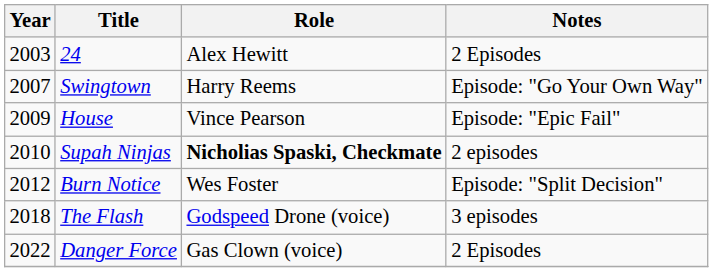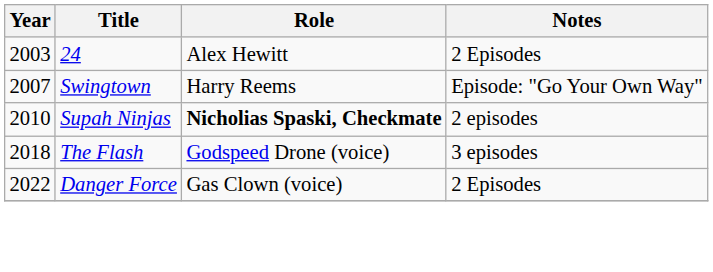- row: (87, 119)
- row: (110, 184)
